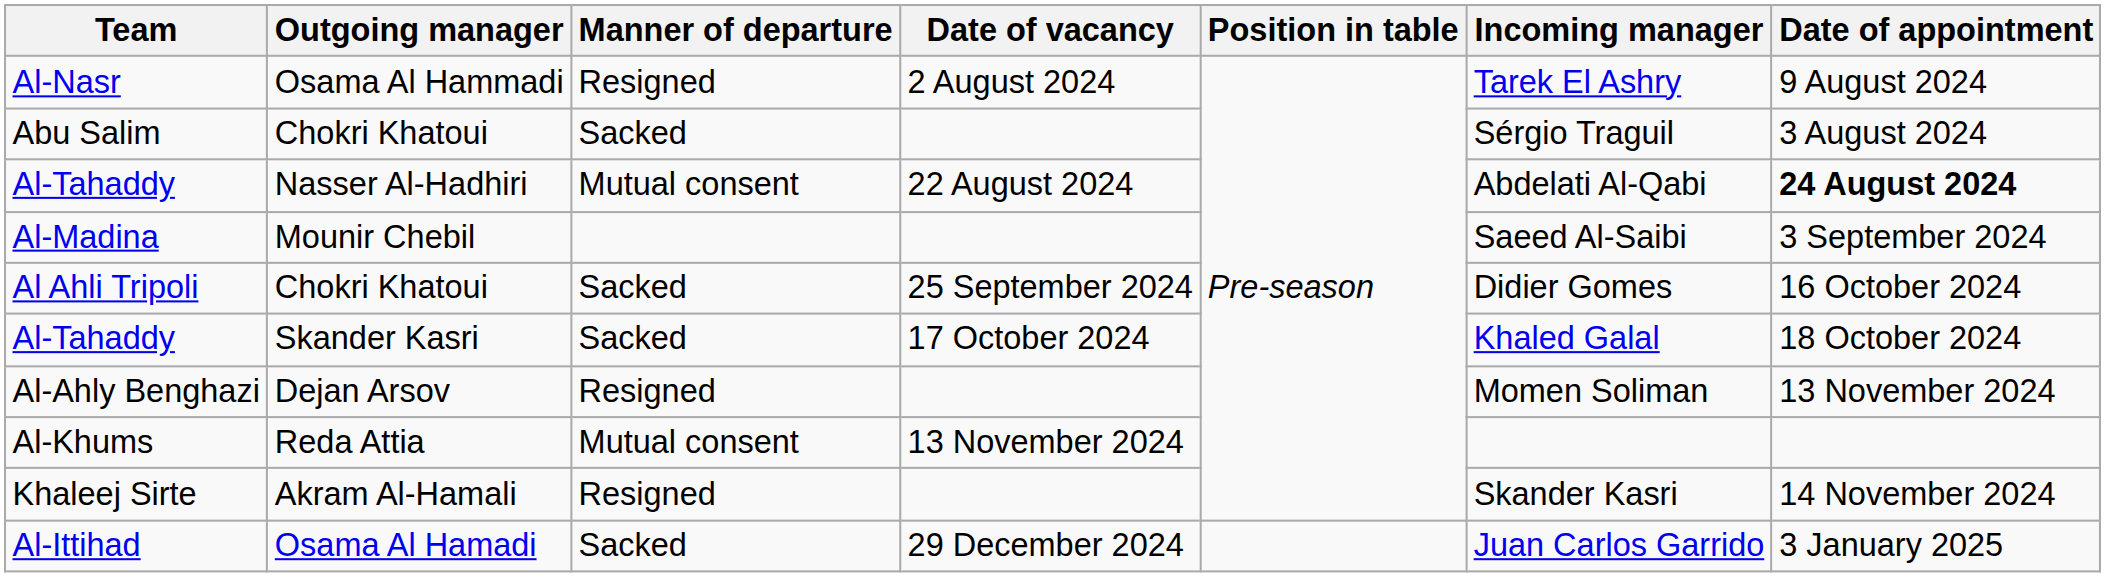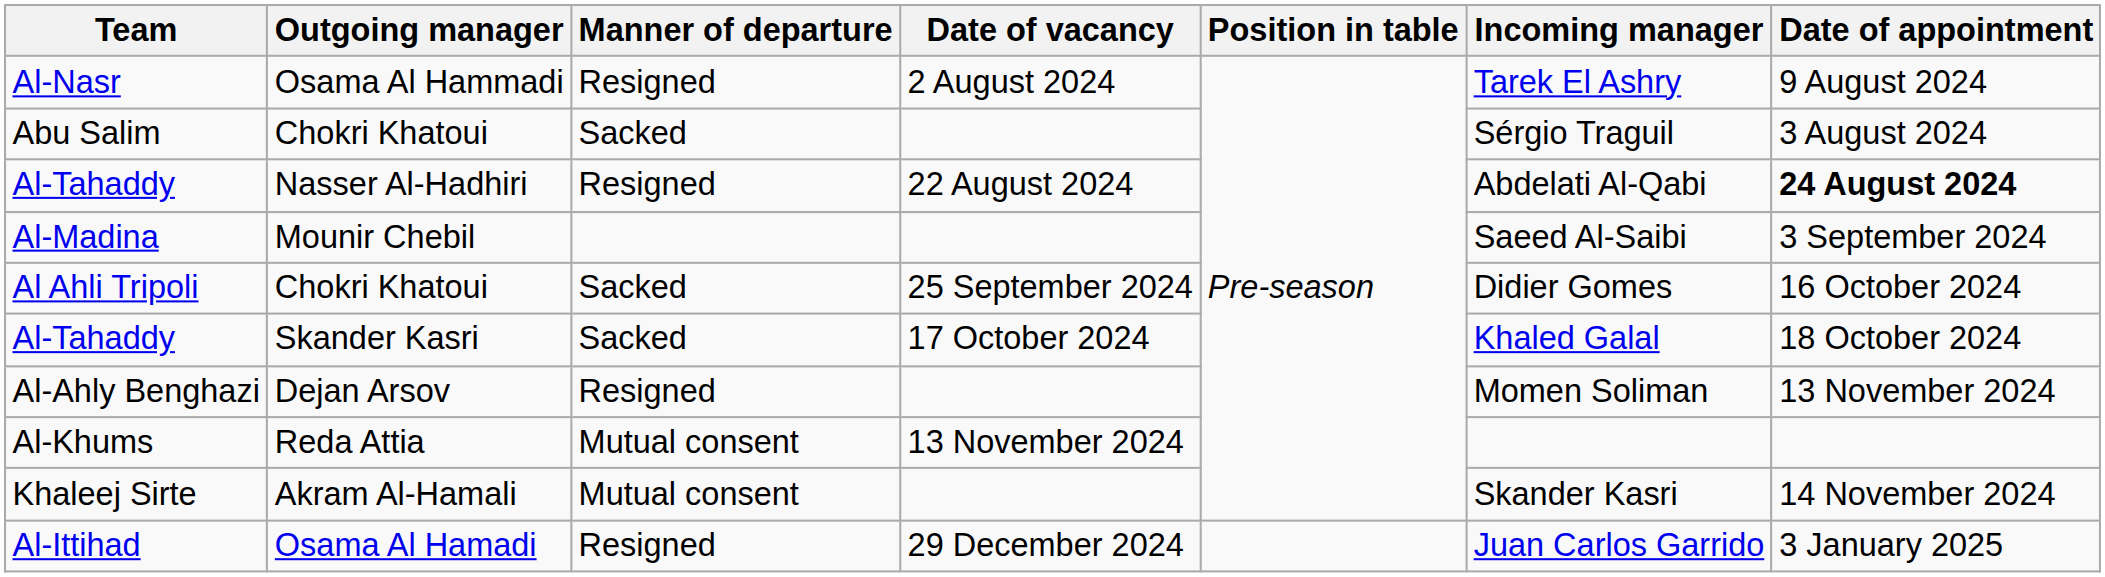(689, 184) Mutual consent -> (647, 184) Resigned
(647, 493) Resigned -> (689, 493) Mutual consent
(633, 545) Sacked -> (647, 545) Resigned
